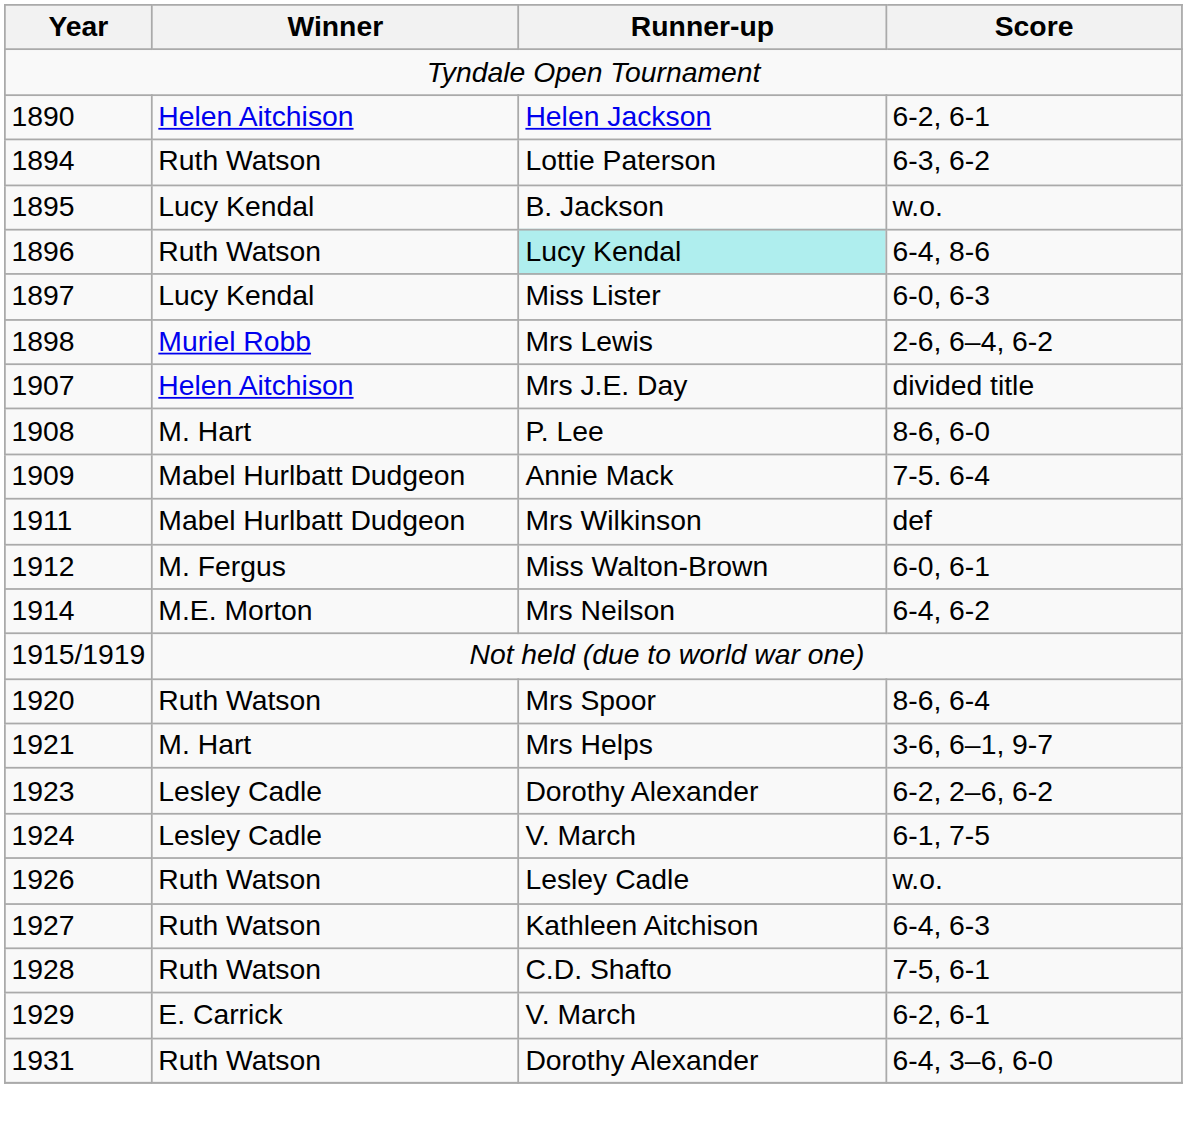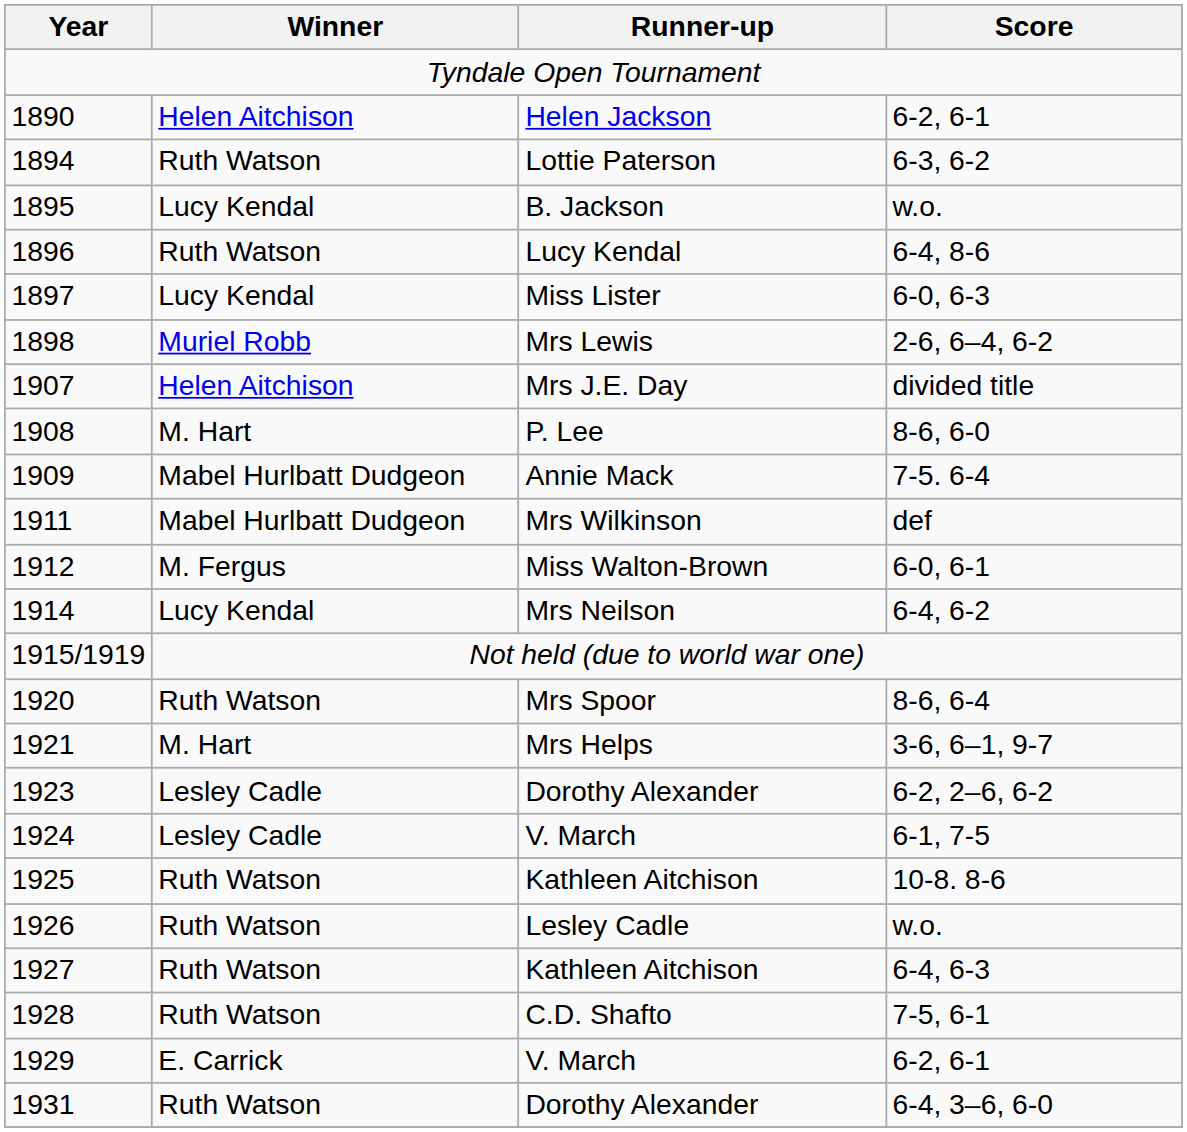(603, 251) paleturquoise background -> (603, 251) no background
(235, 610) M.E. Morton -> (236, 610) Lucy Kendal
+ row: (43, 880)
